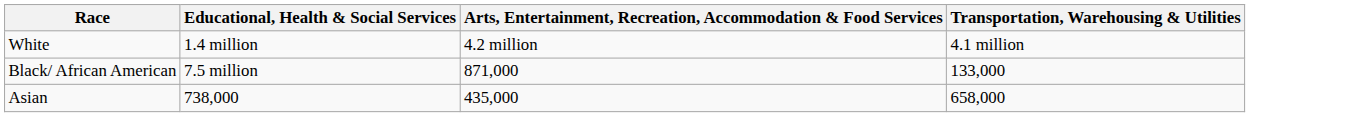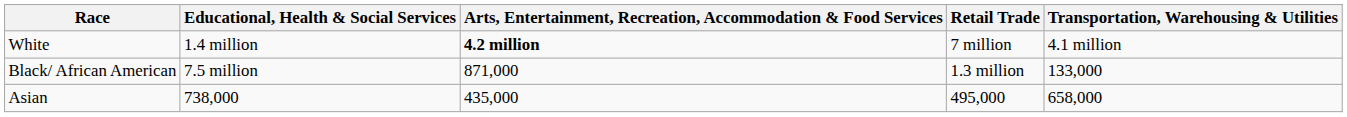+ column: (995, 17)
(501, 44) normal -> (502, 44) bold
